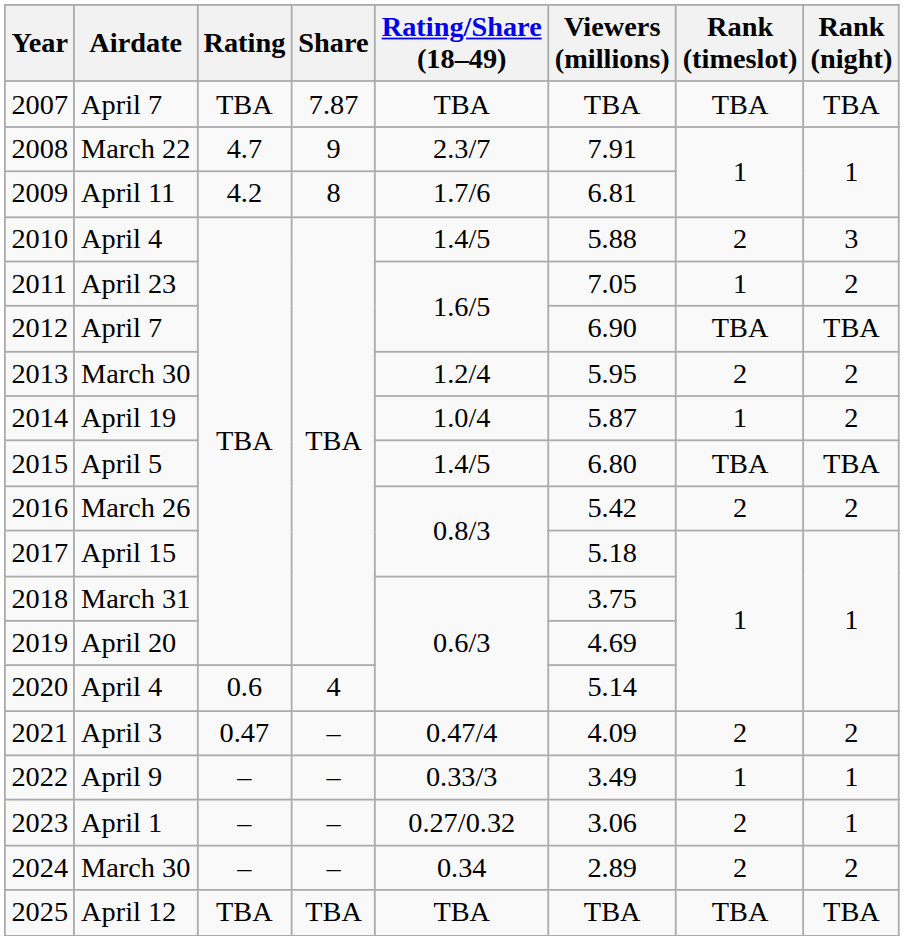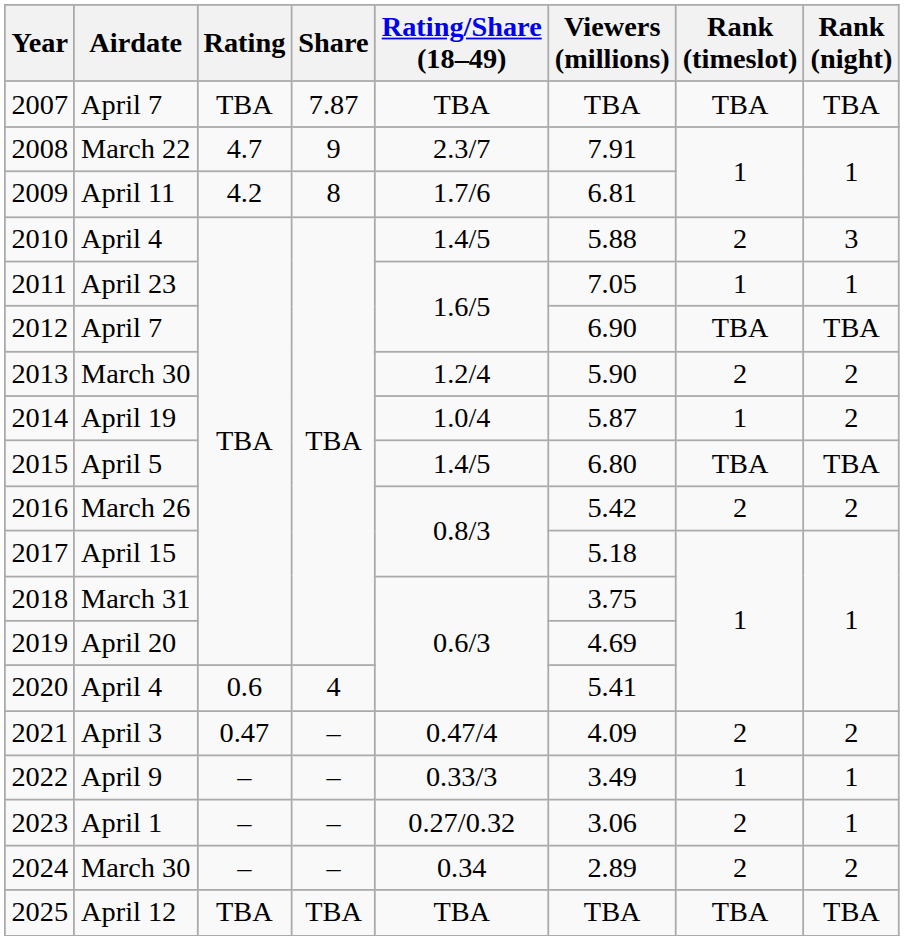(851, 283) 2 -> (851, 283) 1
(612, 373) 5.95 -> (612, 373) 5.90
(612, 687) 5.14 -> (612, 687) 5.41
